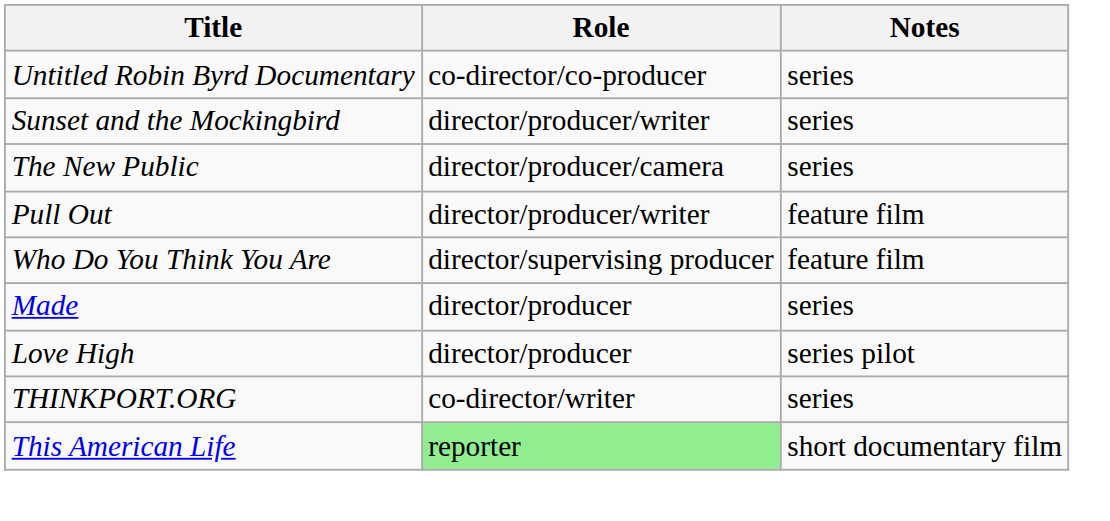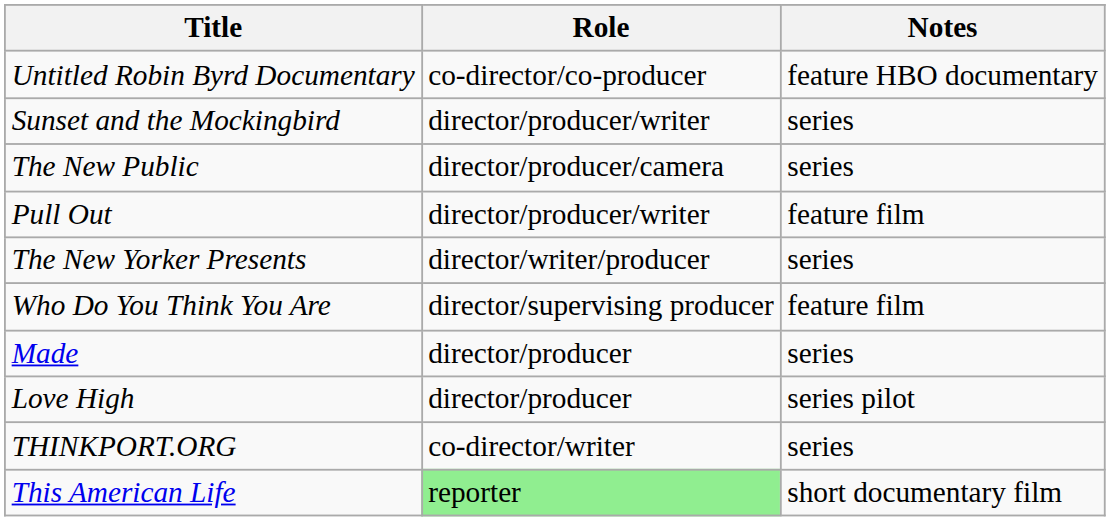(821, 74) series -> (943, 74) feature HBO documentary
+ row: (159, 259)
